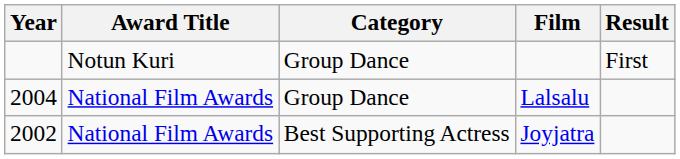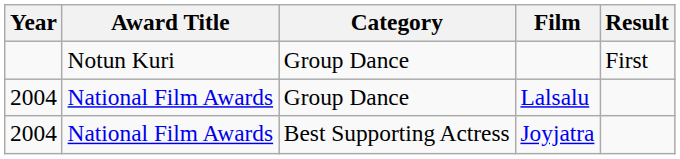(33, 134) 2002 -> (33, 134) 2004
